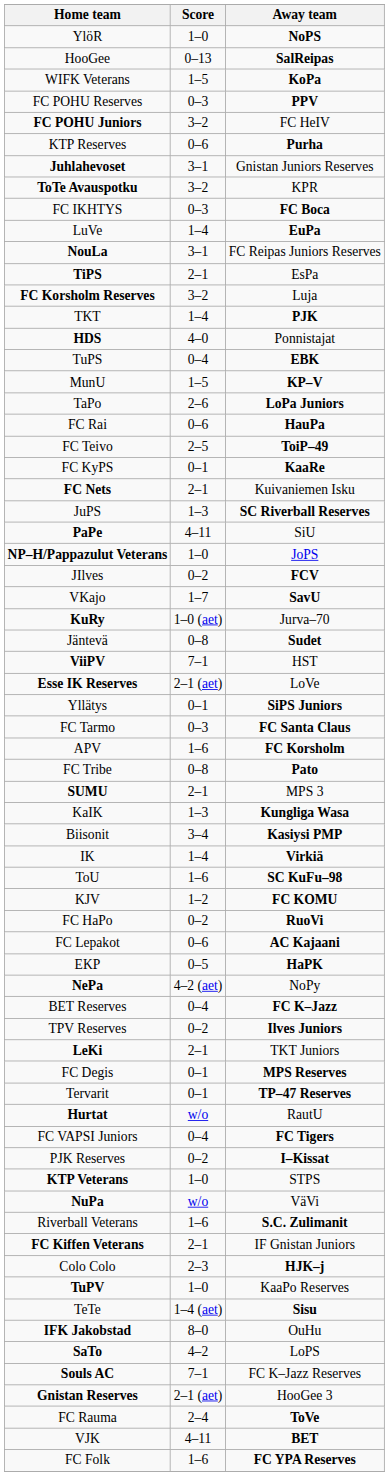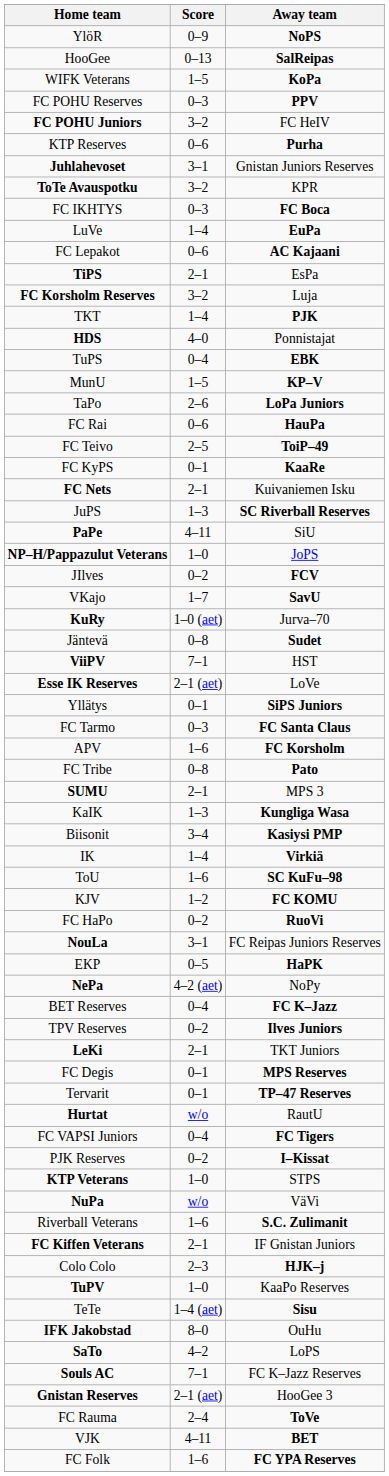(198, 36) 1–0 -> (198, 36) 0–9
rows swapped: (87, 252) <-> (87, 942)
